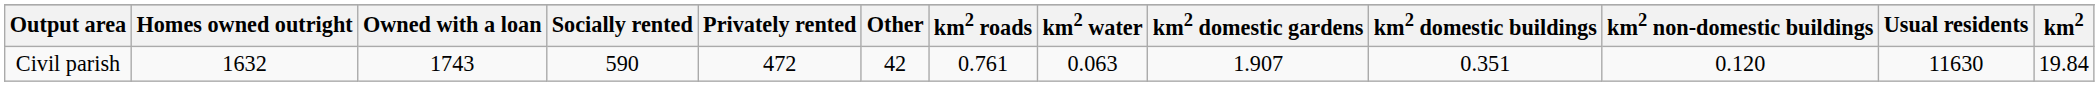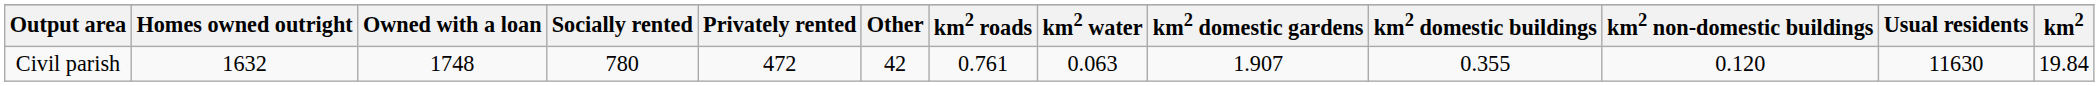(452, 63) 1743 -> (452, 63) 1748
(622, 63) 590 -> (622, 63) 780
(1485, 63) 0.351 -> (1485, 63) 0.355
